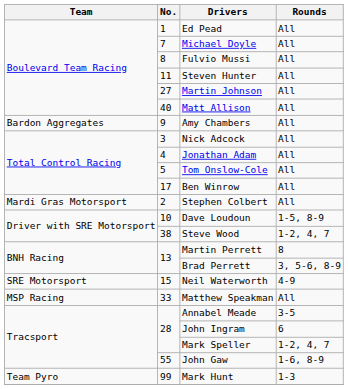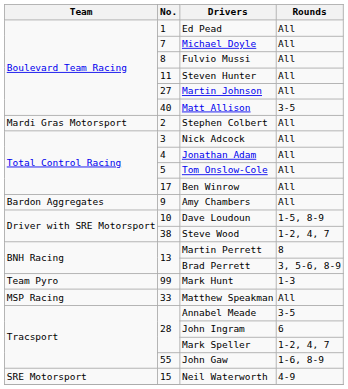(287, 107) All -> (287, 107) 3-5
rows swapped: (225, 202) <-> (216, 123)
rows swapped: (225, 281) <-> (208, 376)
